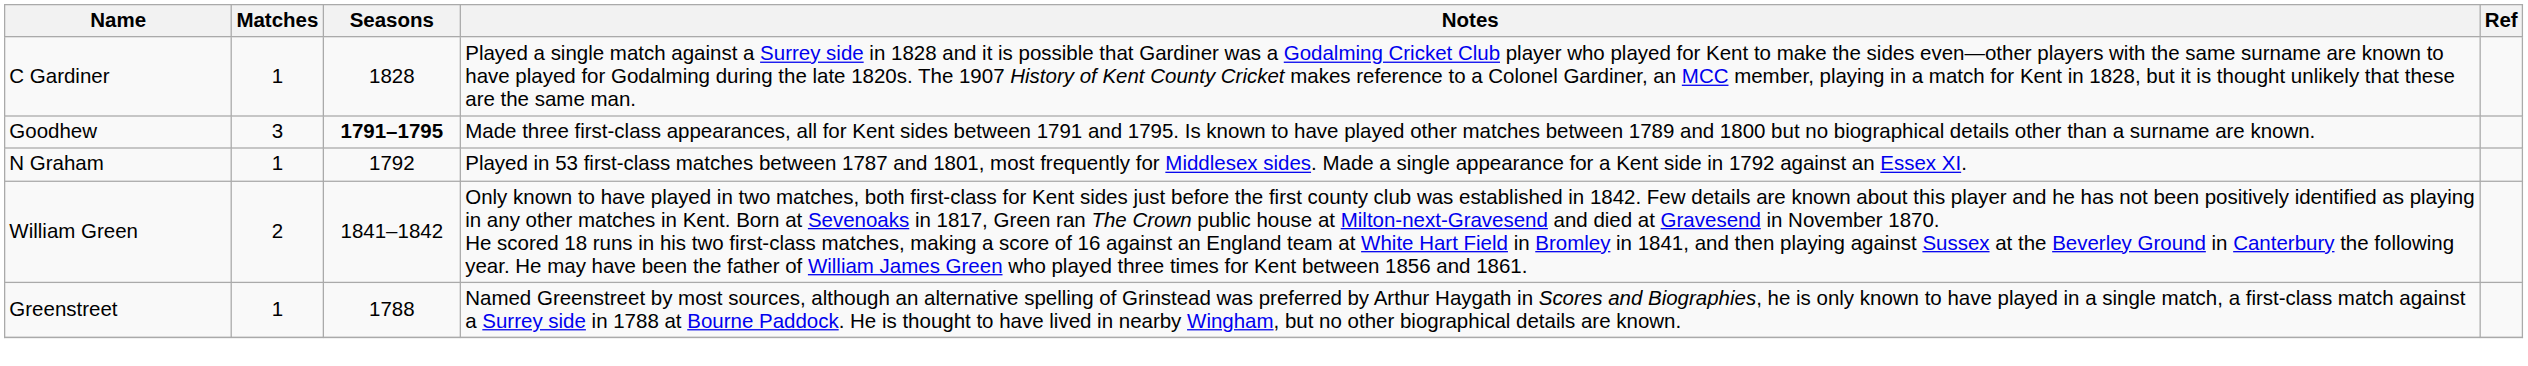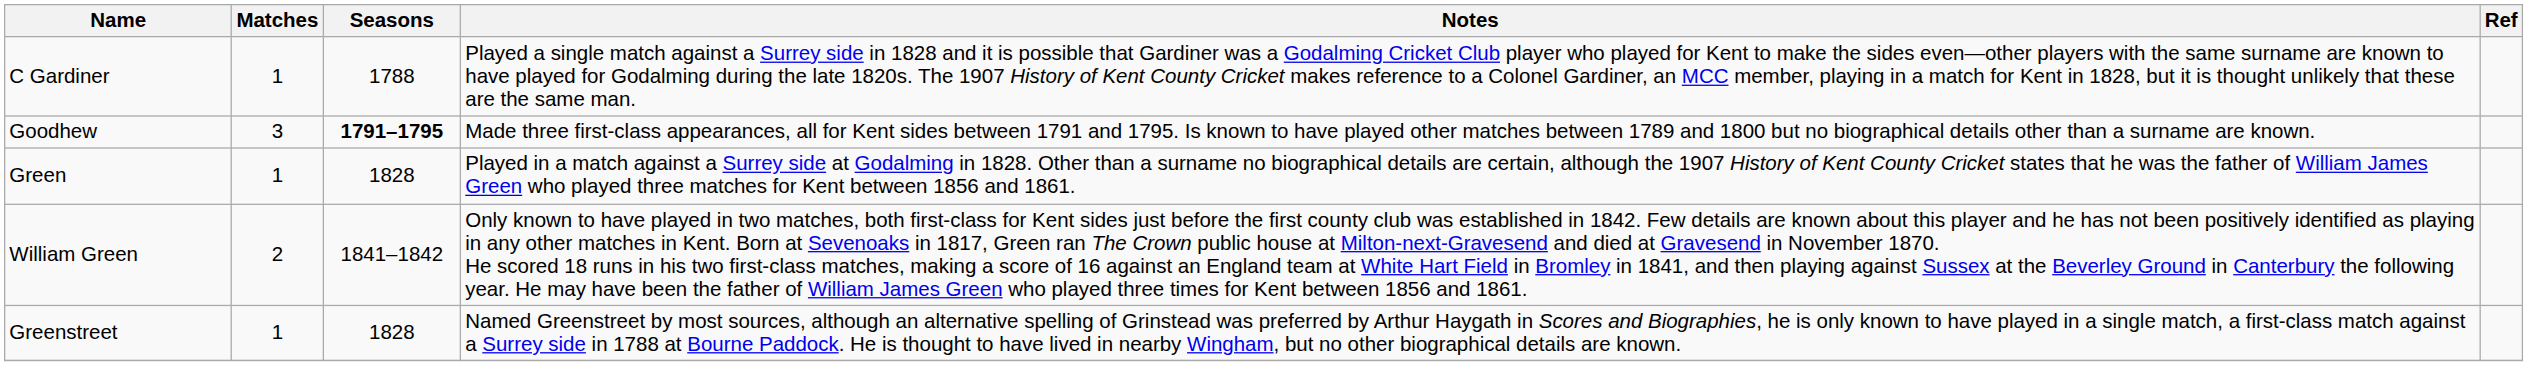(392, 76) 1828 -> (392, 76) 1788
- row: (57, 164)
+ row: (38, 175)
(392, 309) 1788 -> (392, 332) 1828
